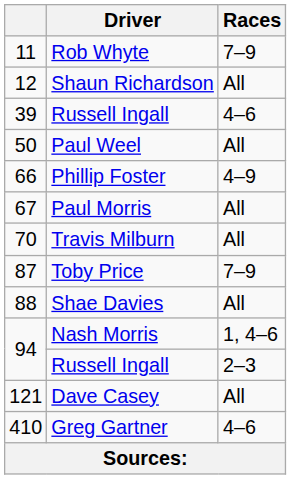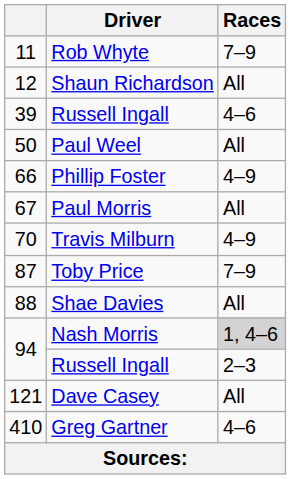(234, 239) All -> (239, 239) 4–9
(250, 333) no background -> (250, 333) lightgrey background
